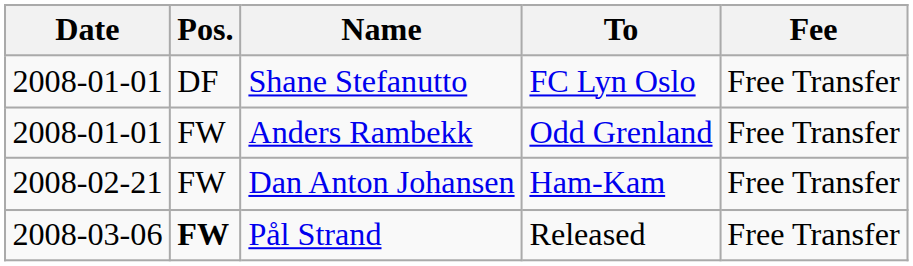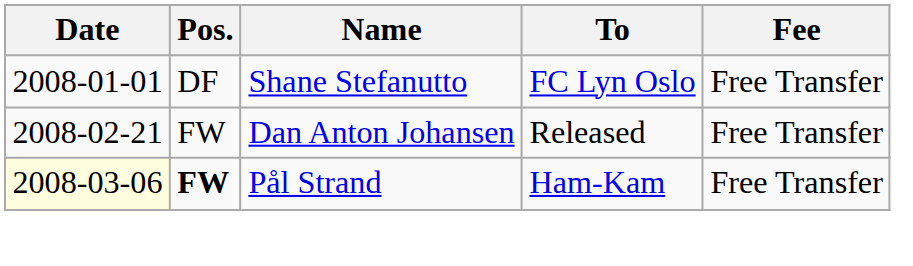- row: (360, 132)
(597, 183) Ham-Kam -> (587, 132) Released
(87, 234) no background -> (87, 183) lightyellow background
(587, 234) Released -> (597, 183) Ham-Kam
